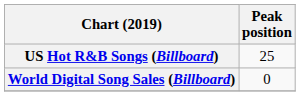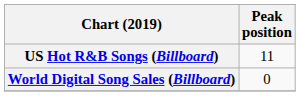(267, 56) 25 -> (267, 56) 11
